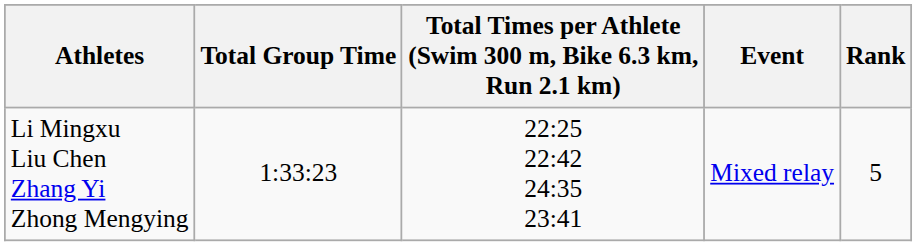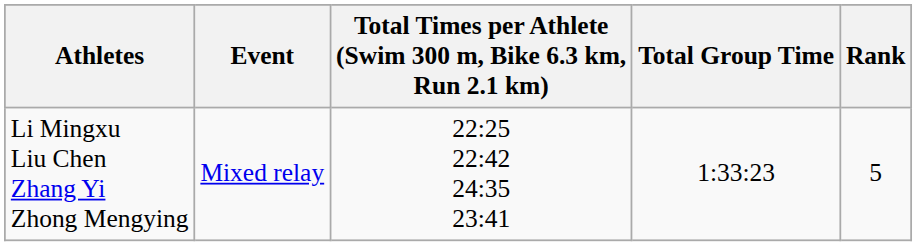columns swapped: (772, 55) <-> (298, 55)
